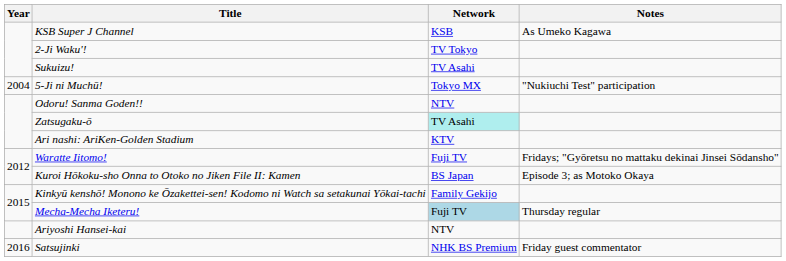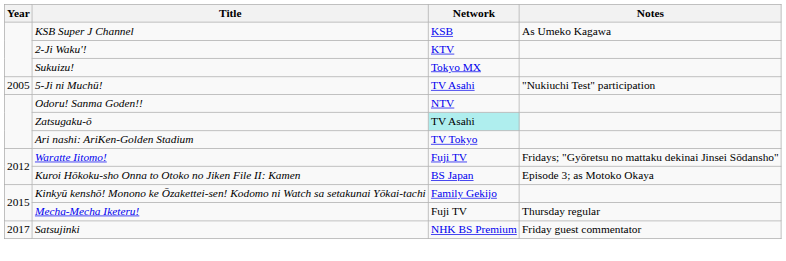(454, 49) TV Tokyo -> (443, 49) KTV
(453, 67) TV Asahi -> (456, 67) Tokyo MX
(18, 85) 2004 -> (18, 85) 2005
(456, 85) Tokyo MX -> (453, 85) TV Asahi
(443, 139) KTV -> (454, 139) TV Tokyo
(449, 211) lightblue background -> (449, 211) no background
- row: (81, 229)
(18, 247) 2016 -> (18, 229) 2017
